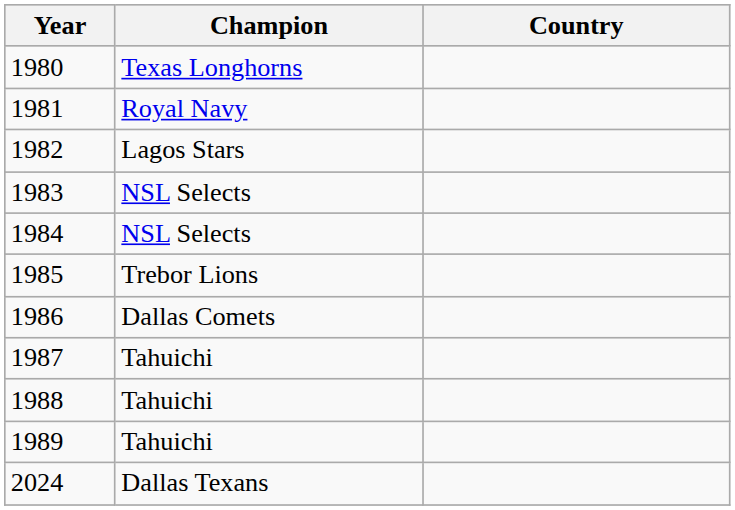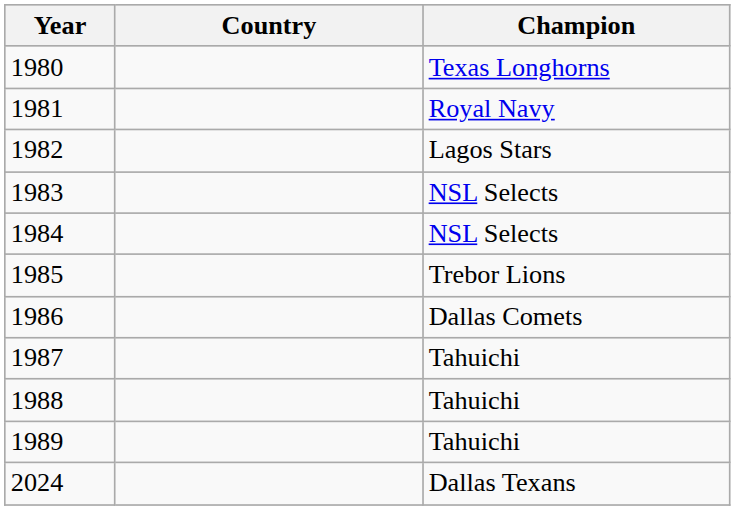columns swapped: (269, 25) <-> (576, 25)
